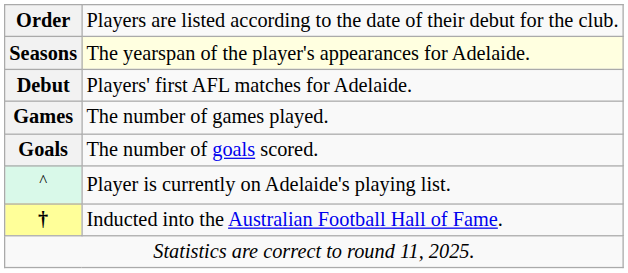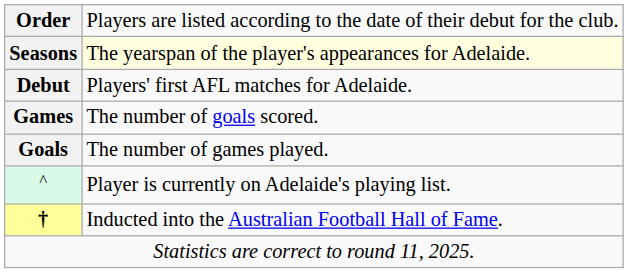(207, 117) The number of games played. -> (202, 117) The number of goals scored.
(202, 149) The number of goals scored. -> (207, 149) The number of games played.
